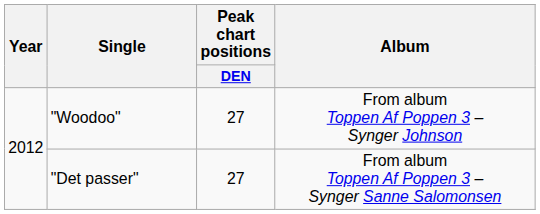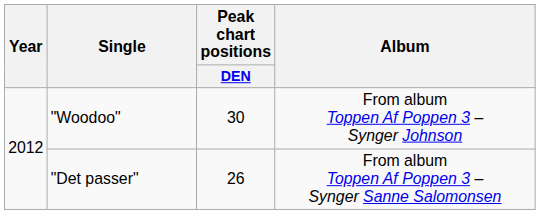(236, 118) 27 -> (236, 118) 30
(236, 178) 27 -> (236, 178) 26
